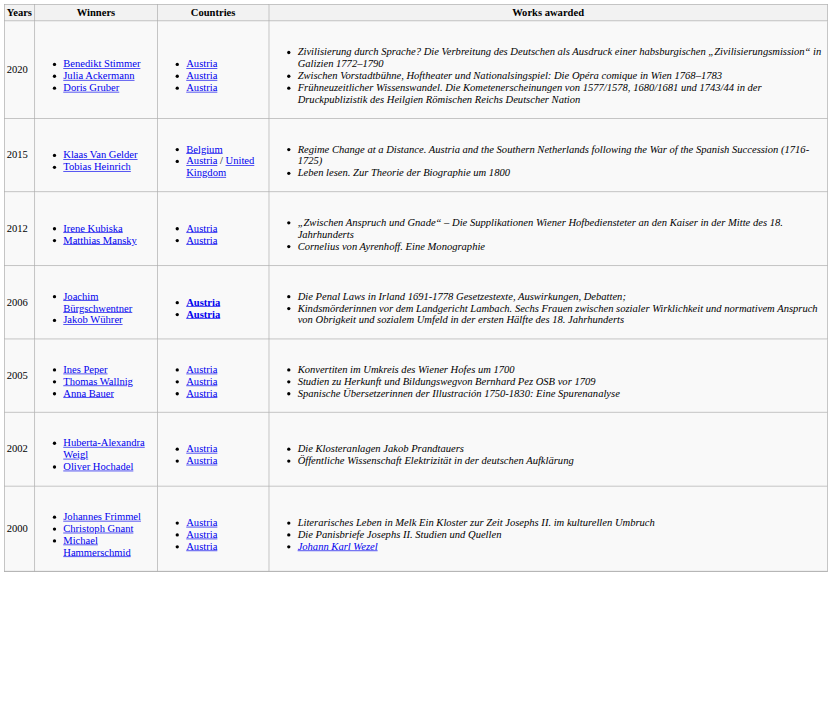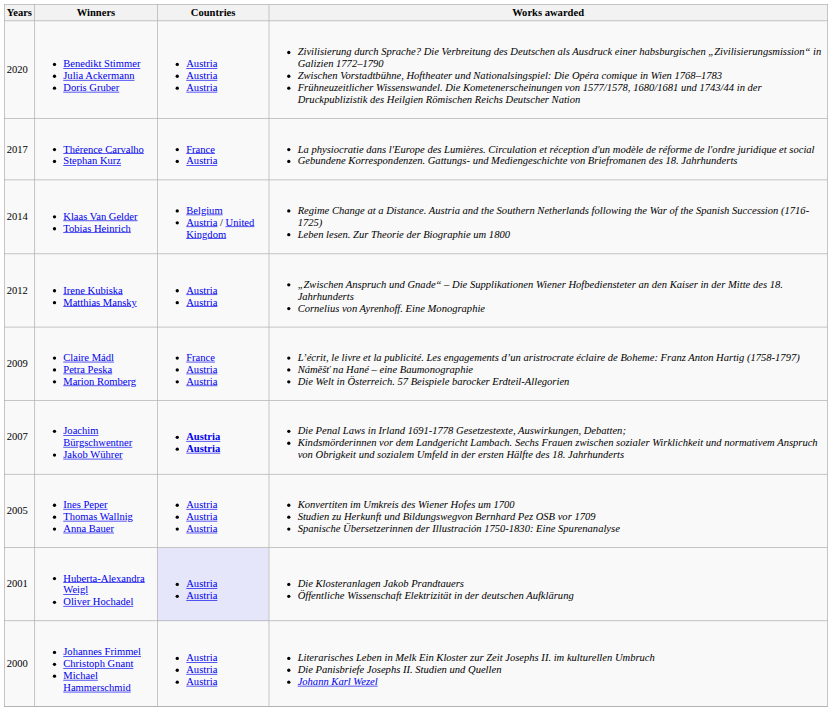+ row: (96, 155)
(17, 155) 2015 -> (17, 216) 2014
+ row: (96, 370)
(17, 302) 2006 -> (17, 437) 2007
(17, 449) 2002 -> (17, 584) 2001
(213, 455) no background -> (213, 590) lavender background
